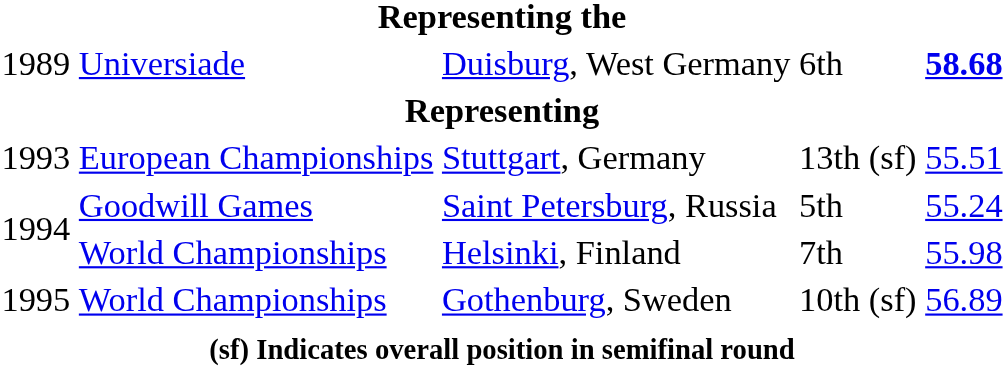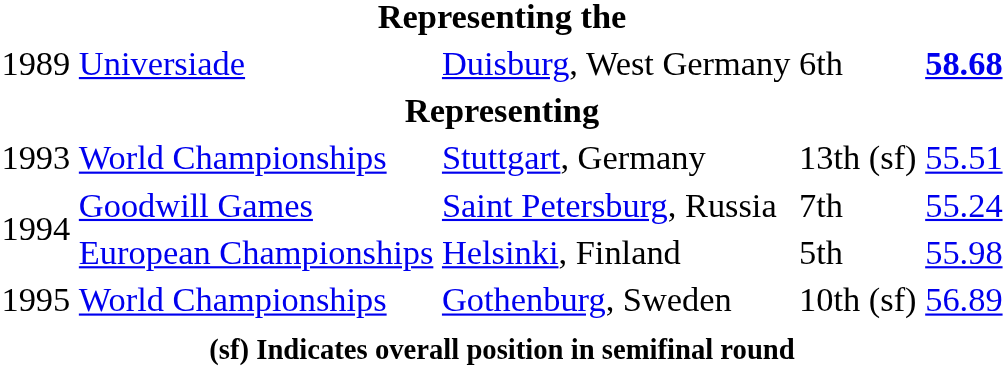(256, 158) European Championships -> (233, 158) World Championships
(821, 205) 5th -> (821, 205) 7th
(233, 252) World Championships -> (256, 252) European Championships
(821, 252) 7th -> (821, 252) 5th
